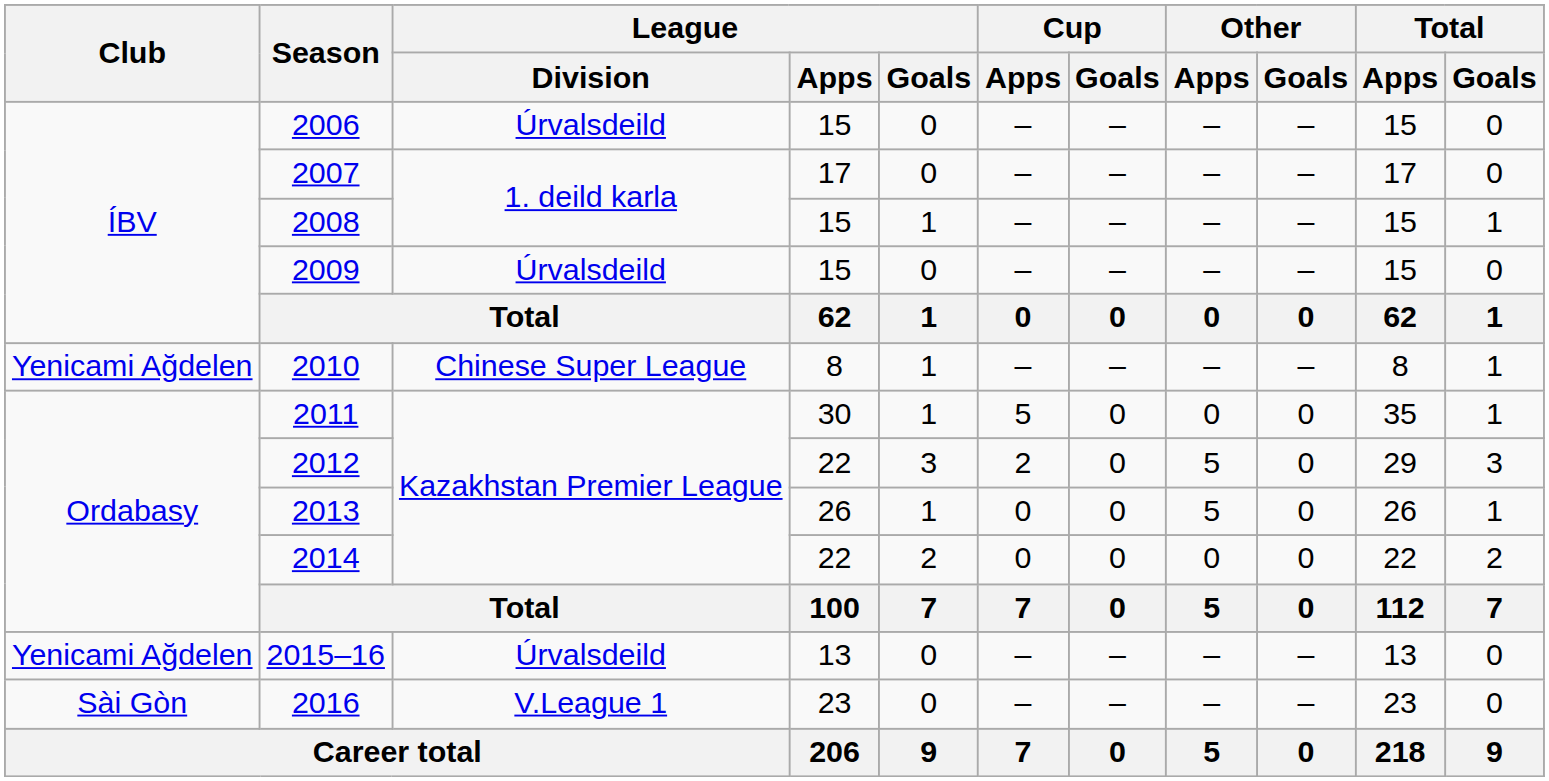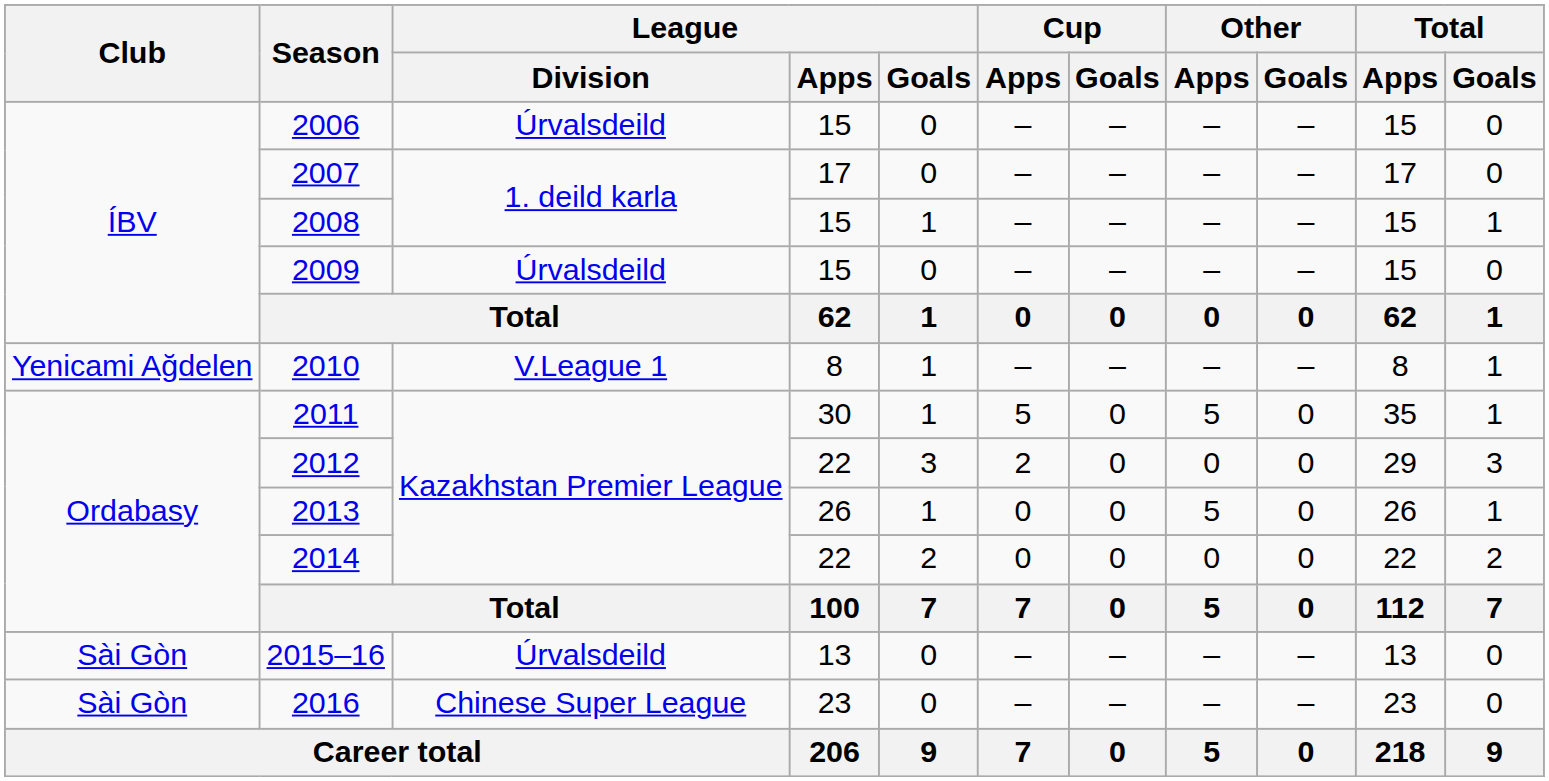(591, 366) Chinese Super League -> (591, 366) V.League 1
(1212, 414) 0 -> (1212, 414) 5
(1212, 462) 5 -> (1212, 462) 0
(132, 655) Yenicami Ağdelen -> (132, 655) Sài Gòn
(591, 703) V.League 1 -> (591, 703) Chinese Super League
